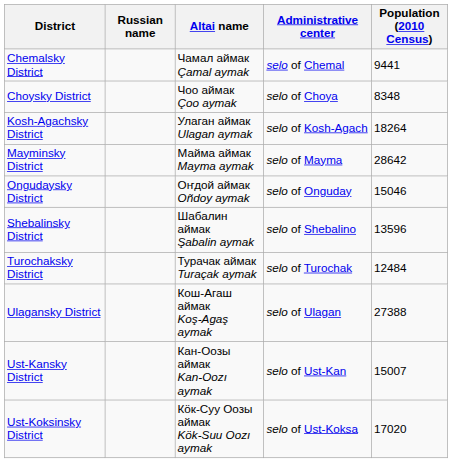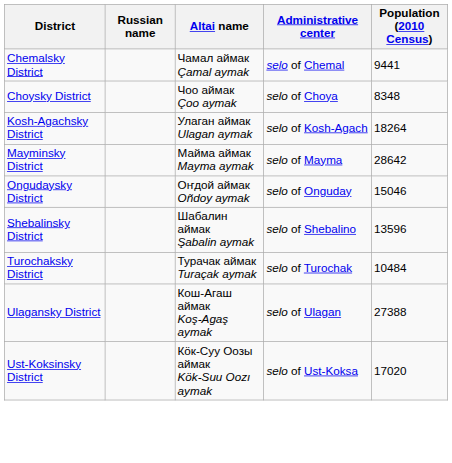(390, 268) 12484 -> (390, 268) 10484
- row: (37, 371)
